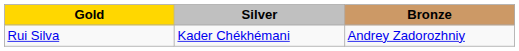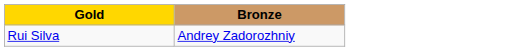- column: (259, 14)
